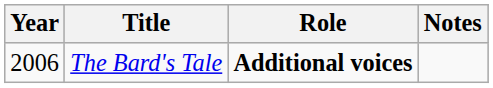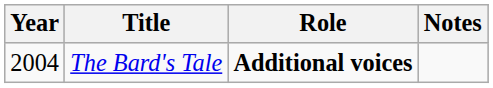(35, 62) 2006 -> (35, 62) 2004
